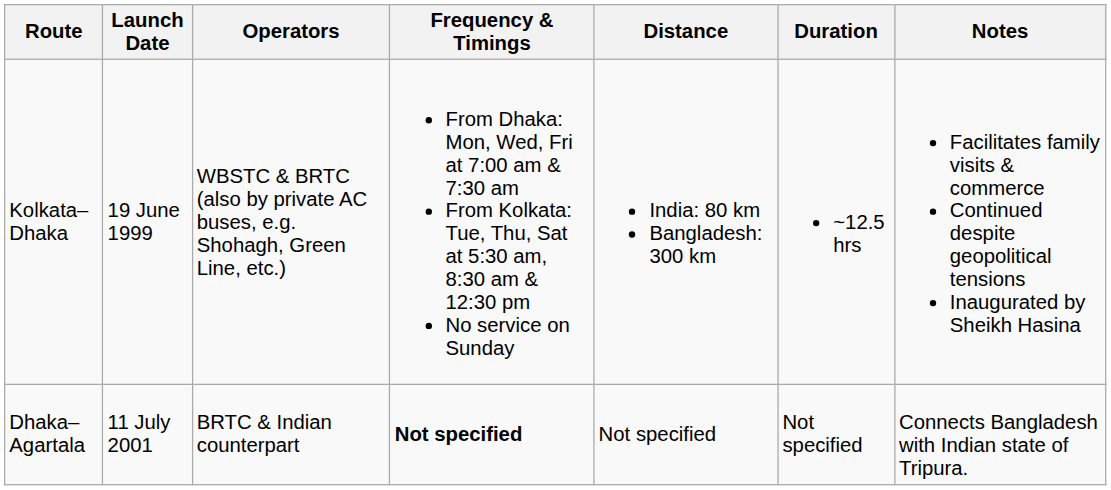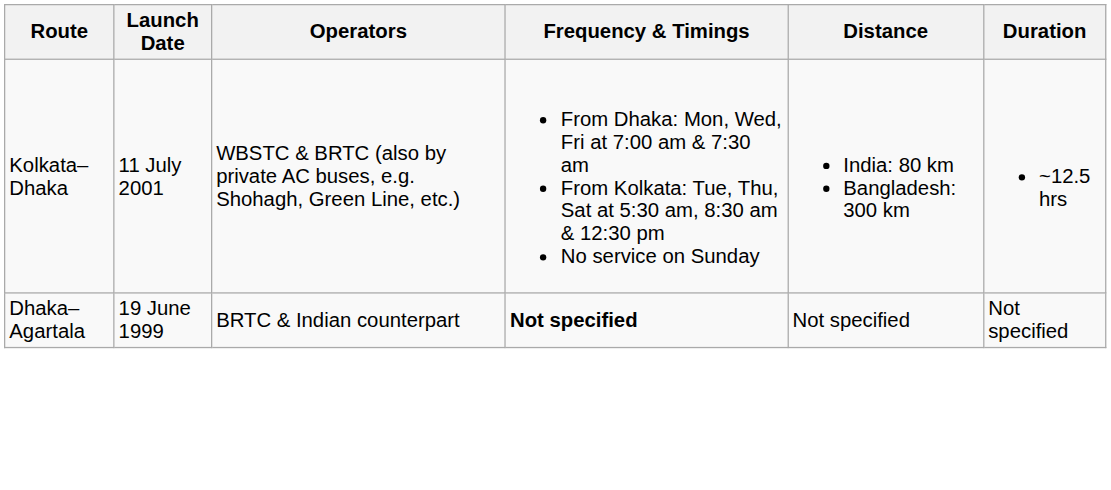- column: (1000, 32)
(144, 221) 19 June 1999 -> (150, 176) 11 July 2001
(139, 434) 11 July 2001 -> (155, 320) 19 June 1999
